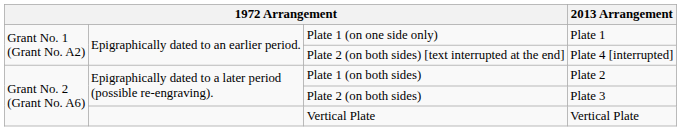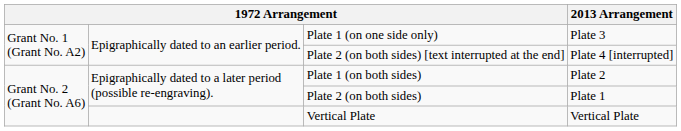(588, 34) Plate 1 -> (588, 34) Plate 3
(588, 95) Plate 3 -> (588, 95) Plate 1
